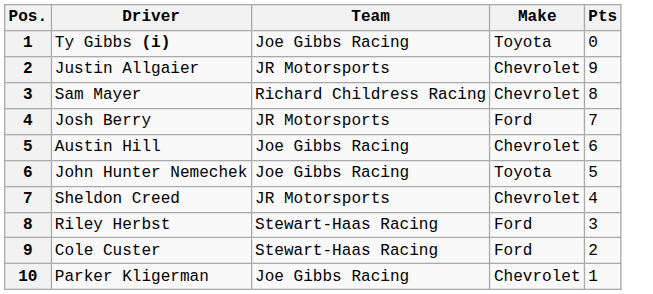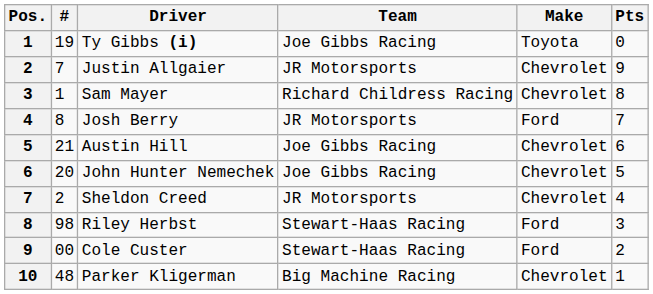+ column: (64, 18)
(523, 173) Toyota -> (564, 173) Chevrolet
(332, 277) Joe Gibbs Racing -> (369, 277) Big Machine Racing
